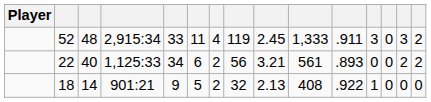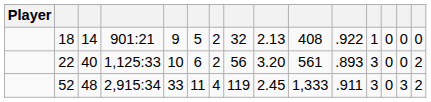rows swapped: (66, 39) <-> (66, 85)
(176, 62) 34 -> (176, 62) 10
(271, 62) 3.21 -> (271, 62) 3.20
(374, 62) 0 -> (374, 62) 3
(404, 62) 2 -> (404, 62) 0
